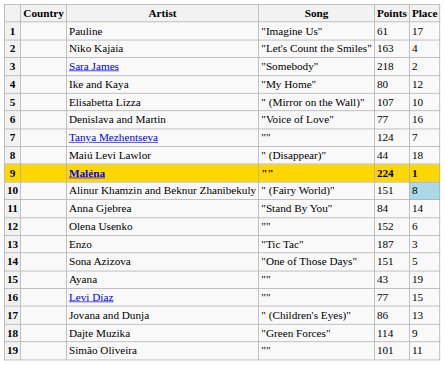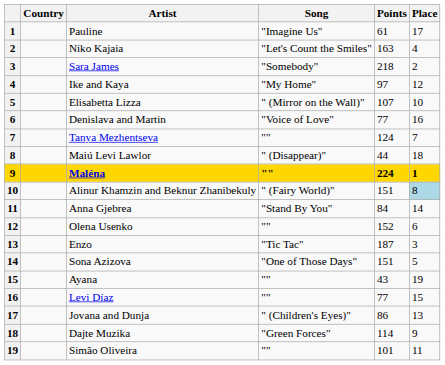(382, 84) 80 -> (382, 84) 97
